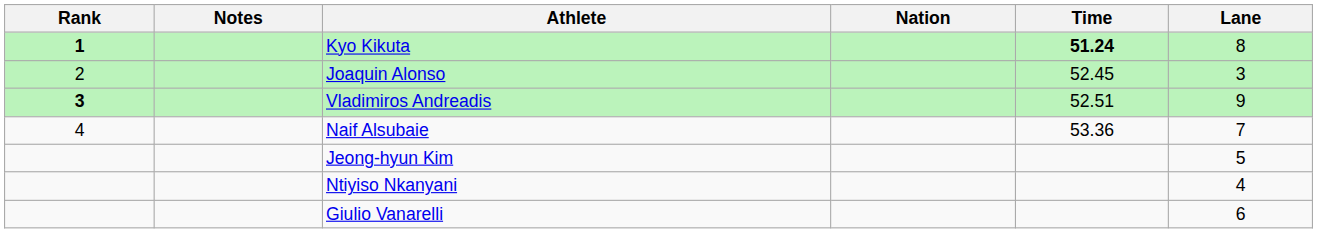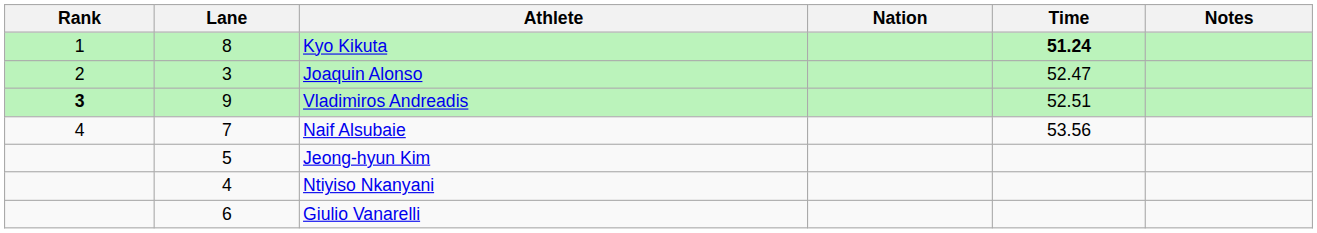columns swapped: (1241, 18) <-> (238, 18)
(80, 46) bold -> (80, 46) normal
(1092, 74) 52.45 -> (1069, 74) 52.47
(1092, 130) 53.36 -> (1069, 130) 53.56
